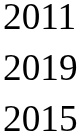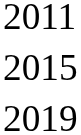rows swapped: (40, 118) <-> (40, 67)
